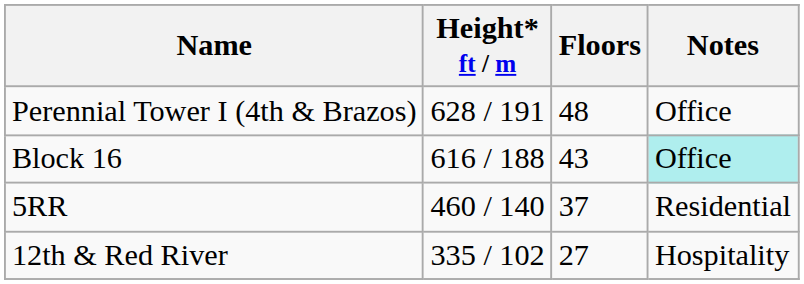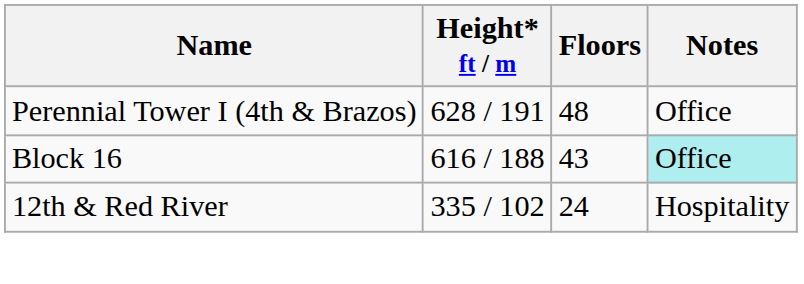- row: (40, 206)
(574, 254) 27 -> (574, 206) 24
